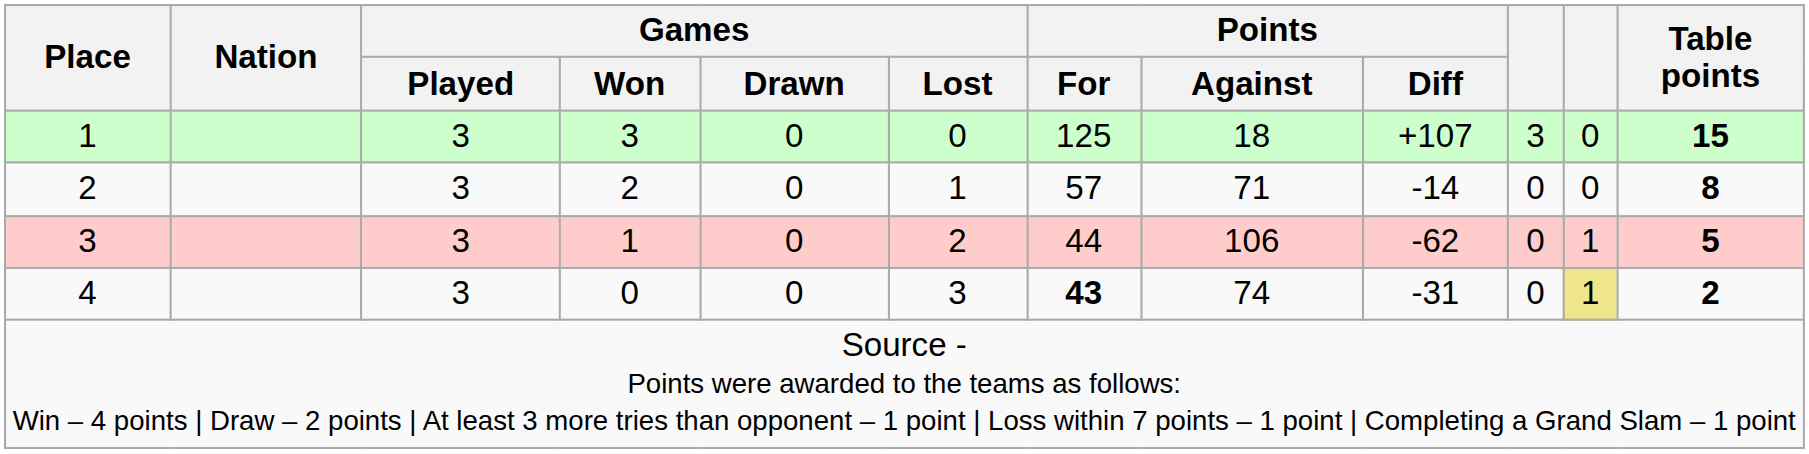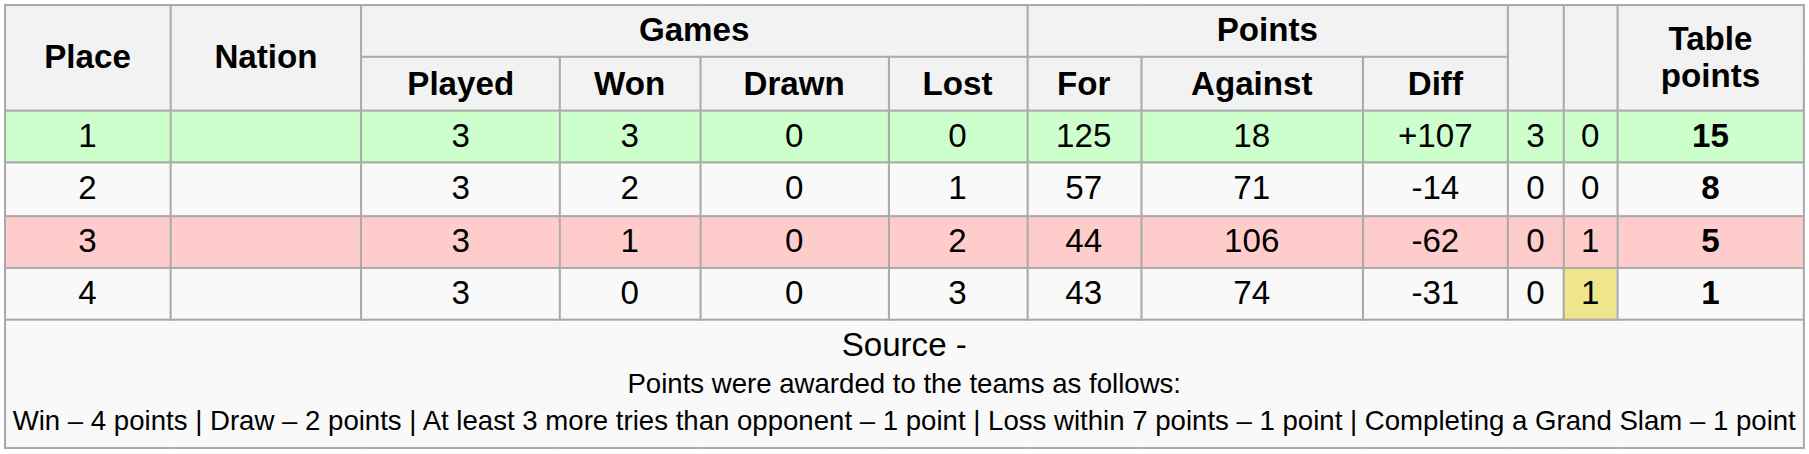(1084, 293) bold -> (1084, 293) normal
(1710, 293) 2 -> (1710, 293) 1
